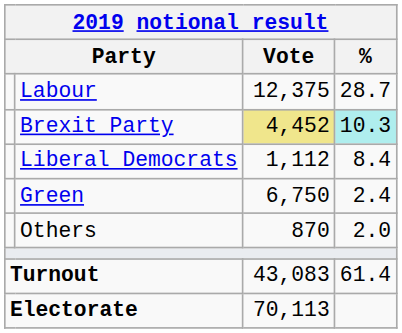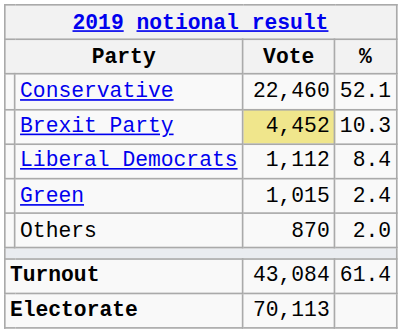+ row: (97, 92)
- row: (58, 92)
(365, 126) paleturquoise background -> (365, 126) no background
(298, 196) 6,750 -> (298, 196) 1,015
(291, 276) 43,083 -> (291, 276) 43,084
